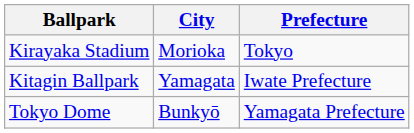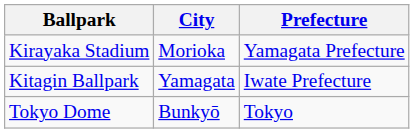(268, 50) Tokyo -> (324, 50) Yamagata Prefecture
(324, 111) Yamagata Prefecture -> (268, 111) Tokyo
